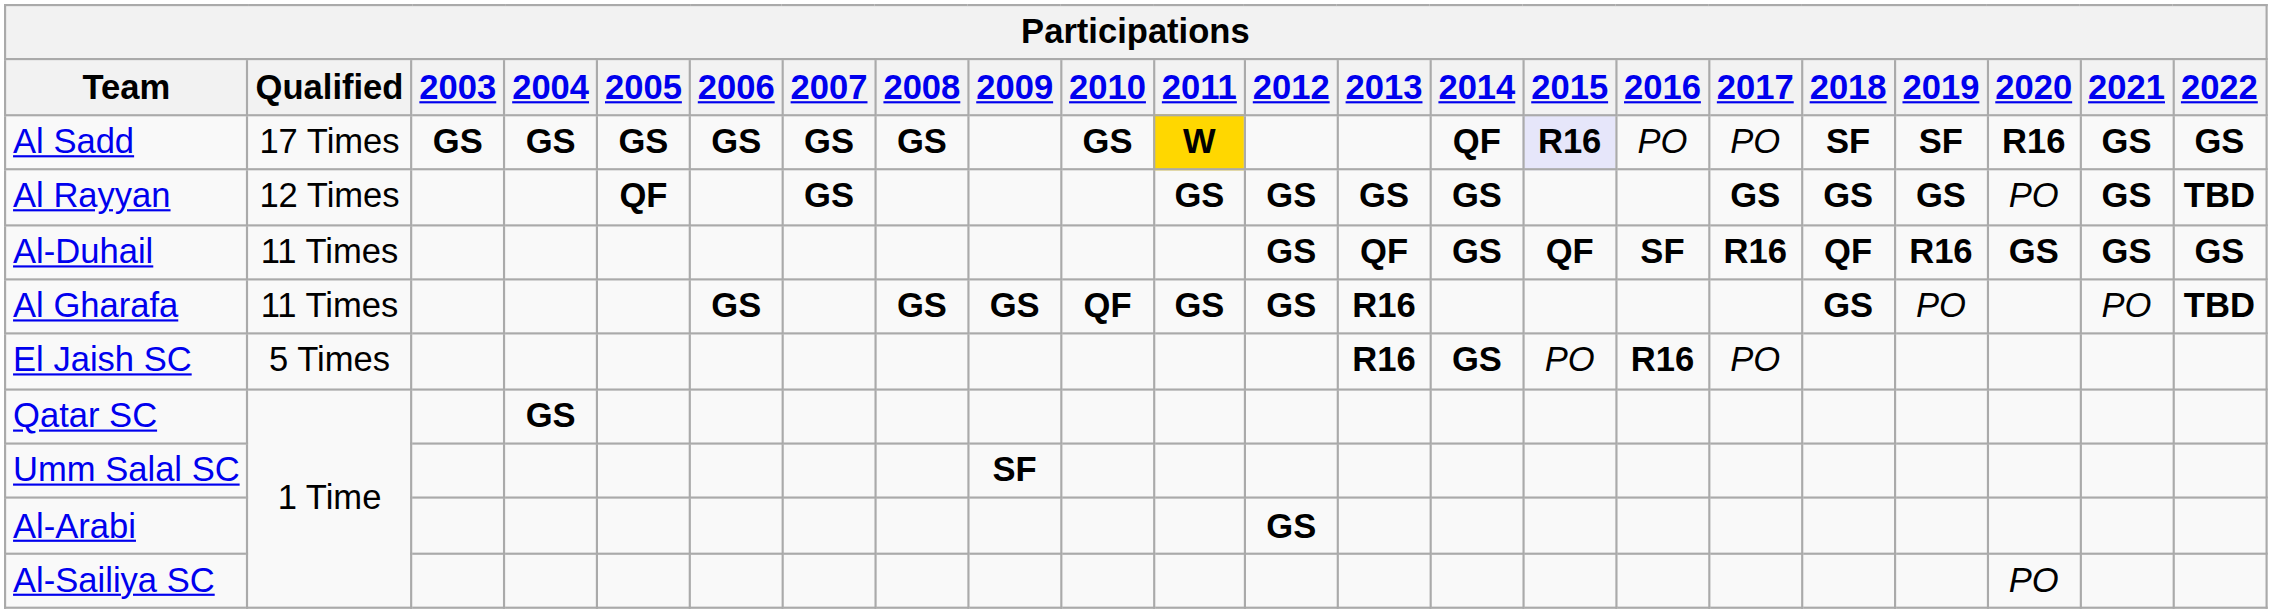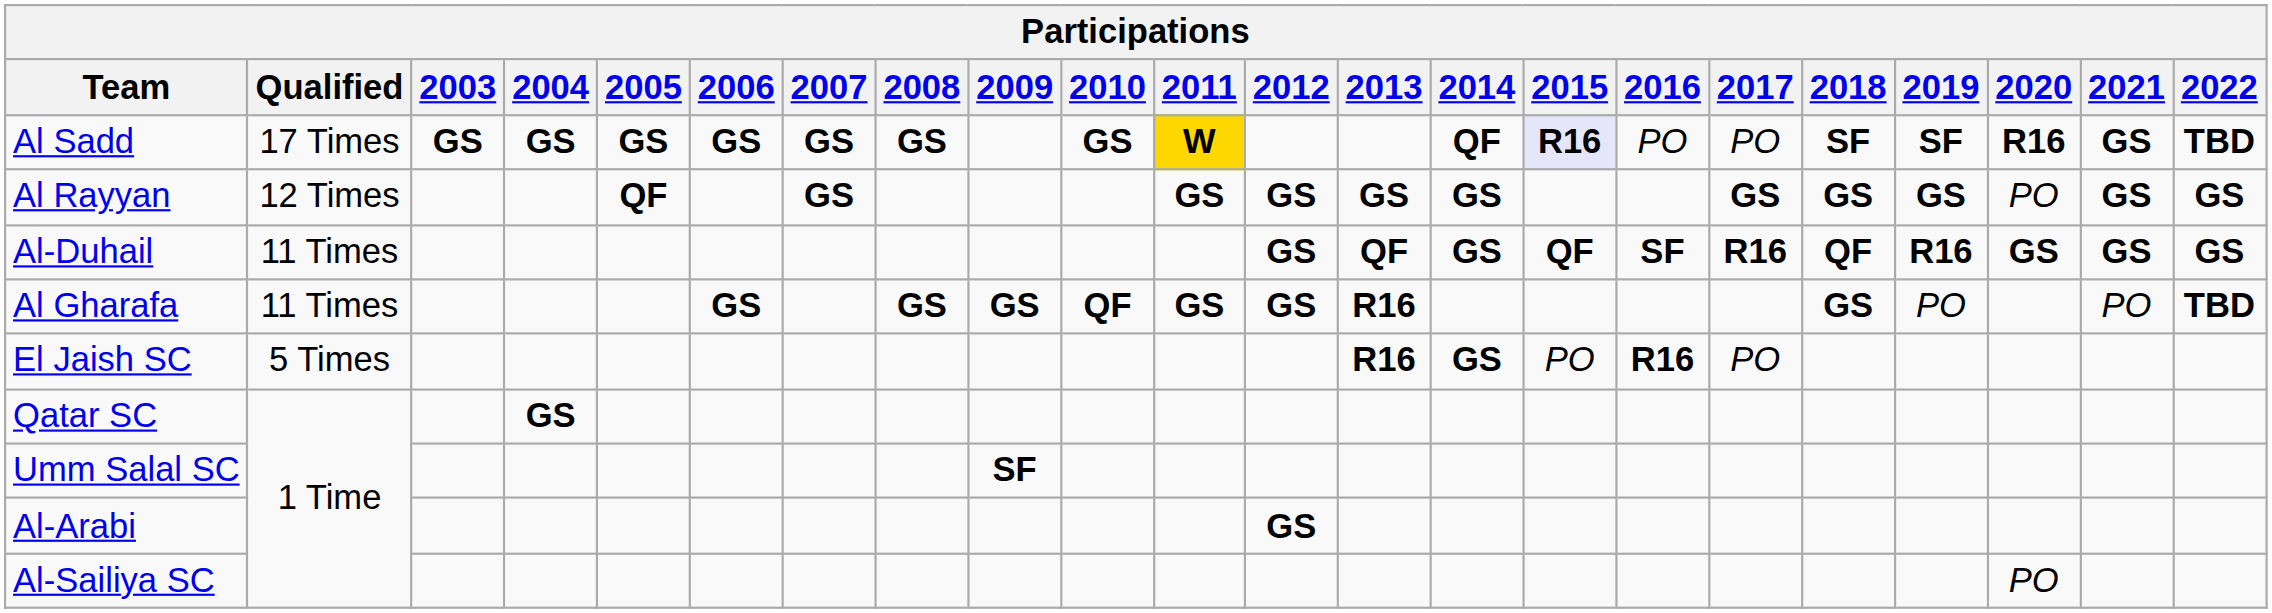(2219, 141) GS -> (2219, 141) TBD
(2219, 196) TBD -> (2219, 196) GS
